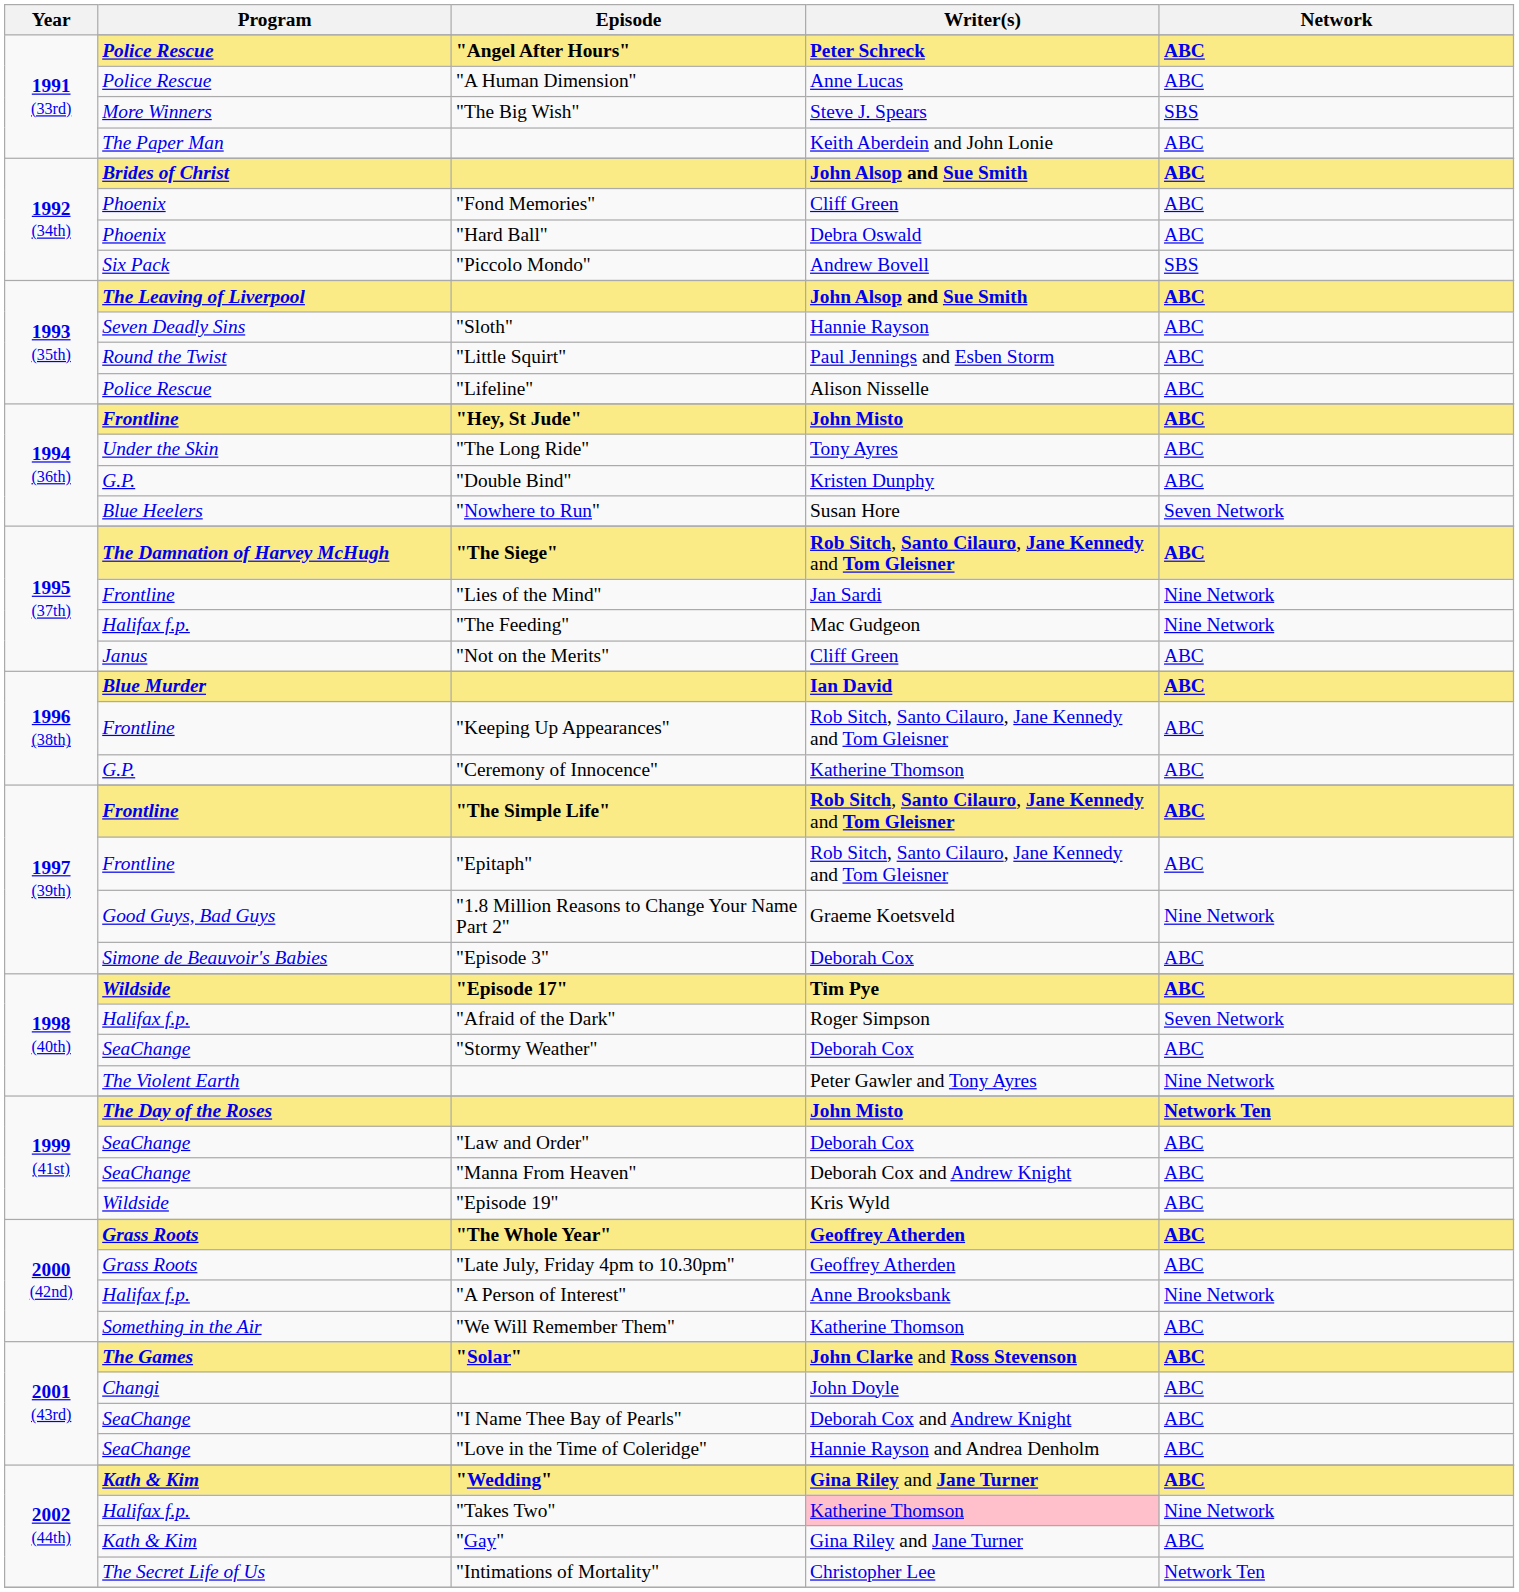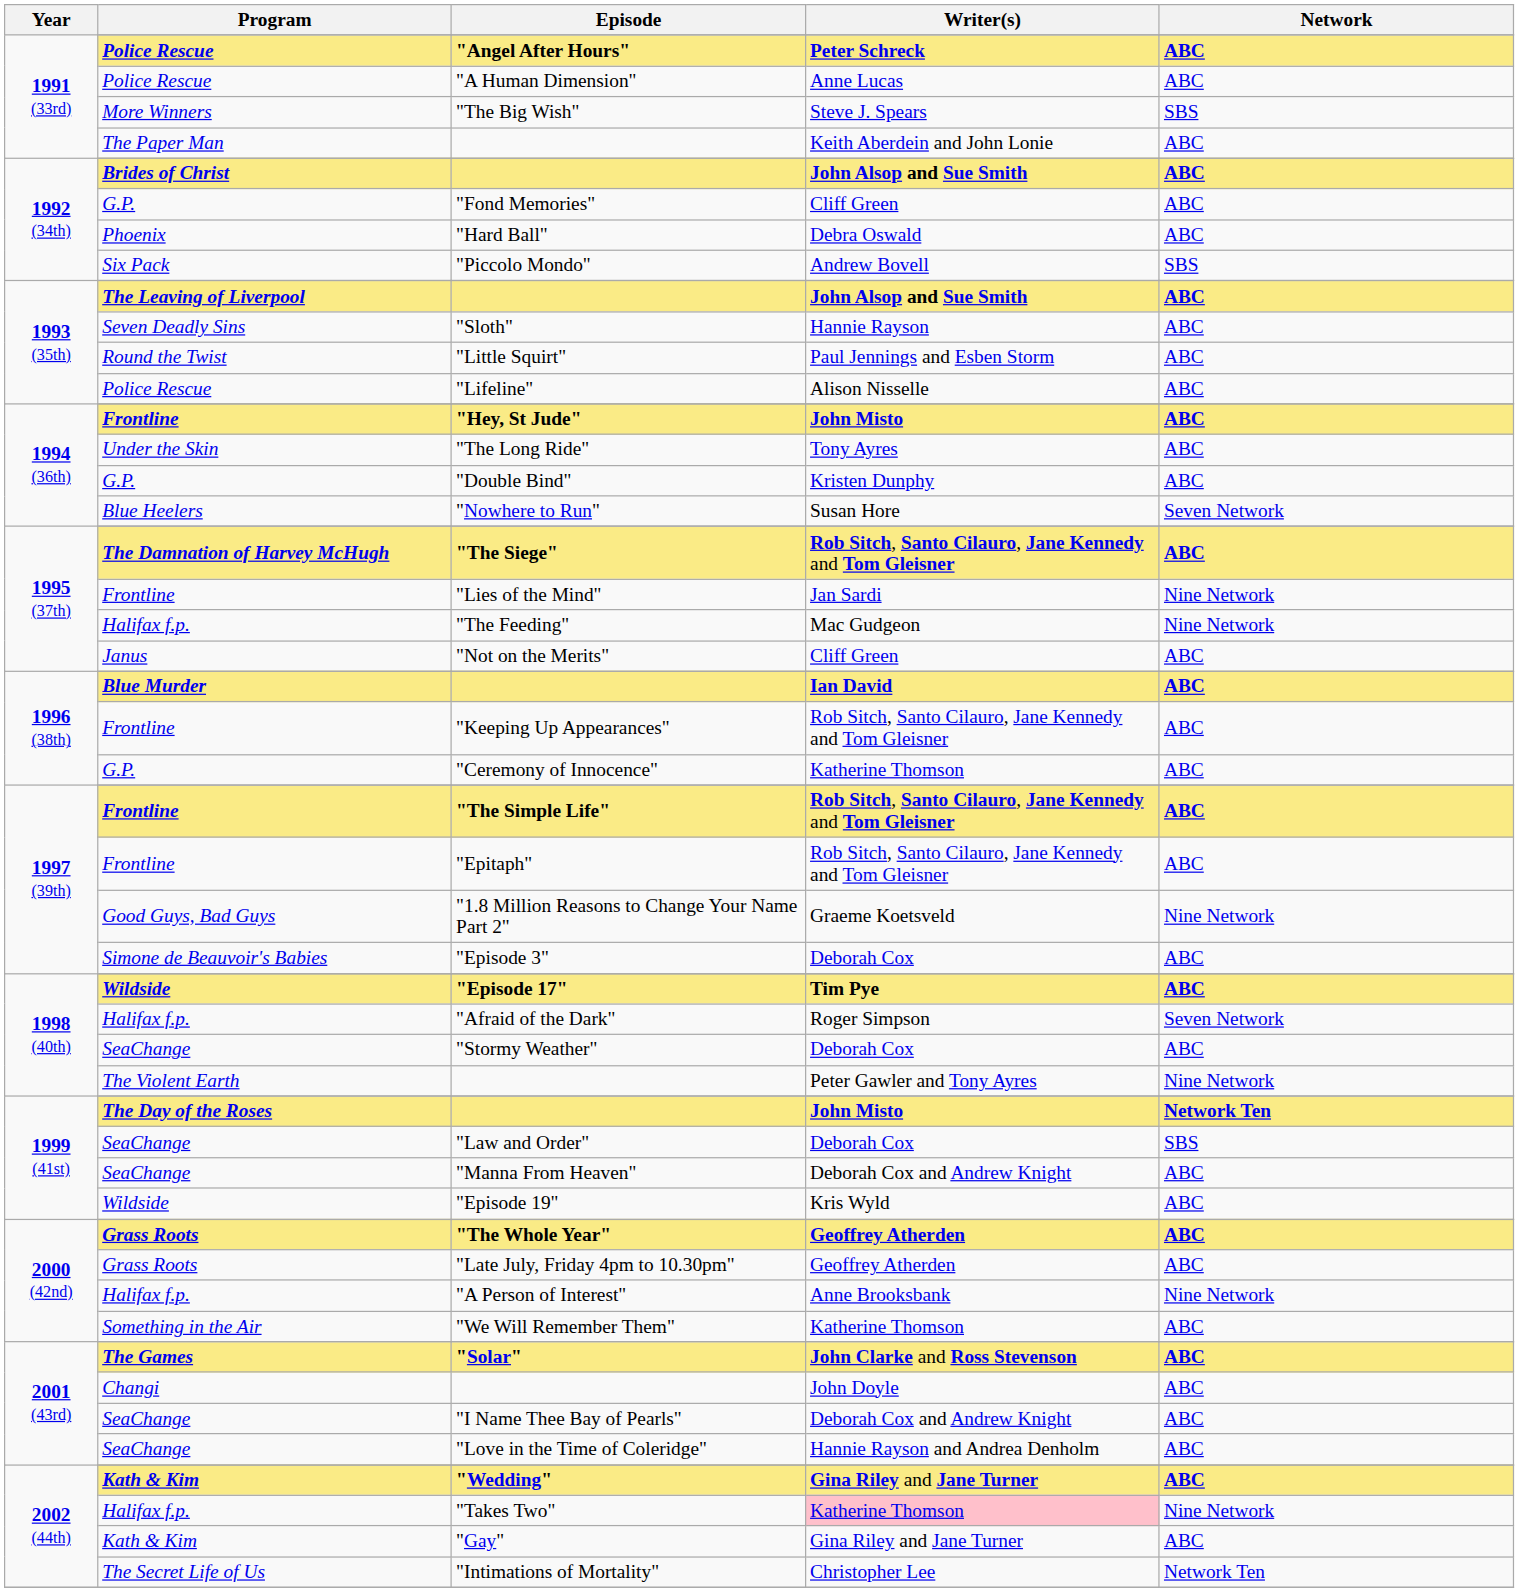(134, 204) Phoenix -> (119, 204) G.P.
(1184, 1141) ABC -> (1181, 1141) SBS
